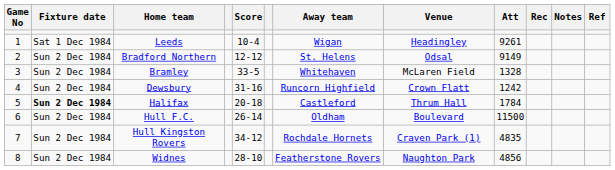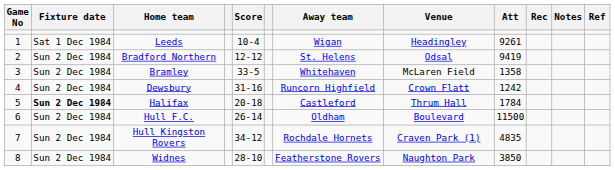(510, 57) 9149 -> (510, 57) 9419
(510, 72) 1328 -> (510, 72) 1358
(510, 158) 4856 -> (510, 158) 3850
